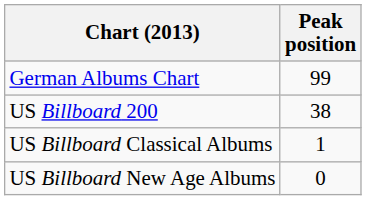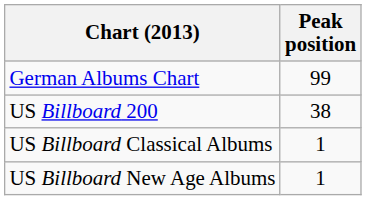(321, 177) 0 -> (321, 177) 1
